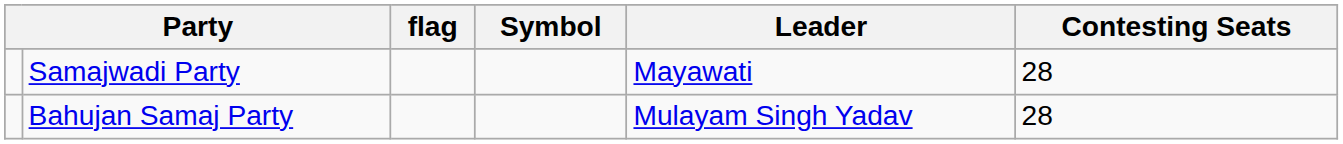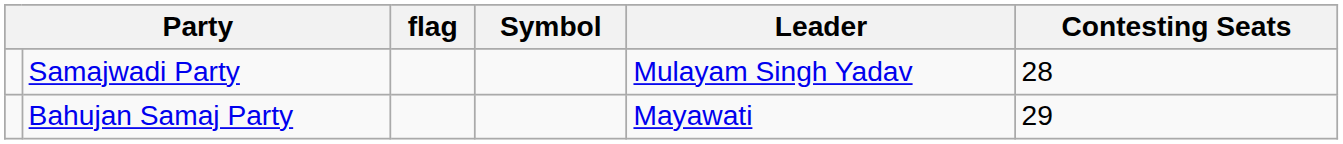(693, 71) Mayawati -> (773, 71) Mulayam Singh Yadav
(773, 116) Mulayam Singh Yadav -> (693, 116) Mayawati
(1037, 116) 28 -> (1037, 116) 29
